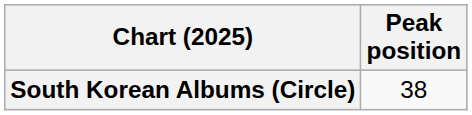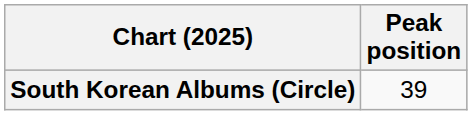(414, 89) 38 -> (414, 89) 39
